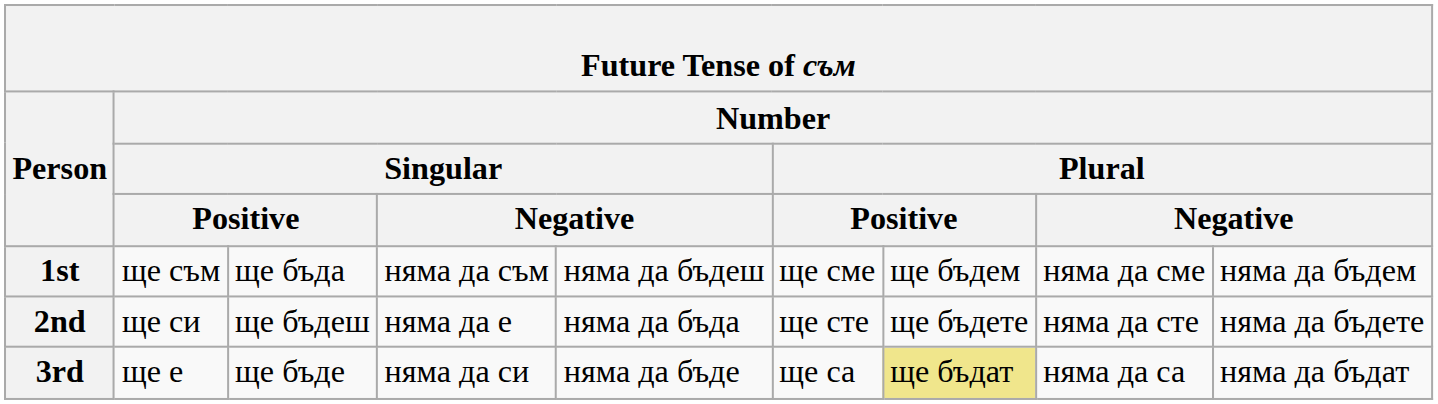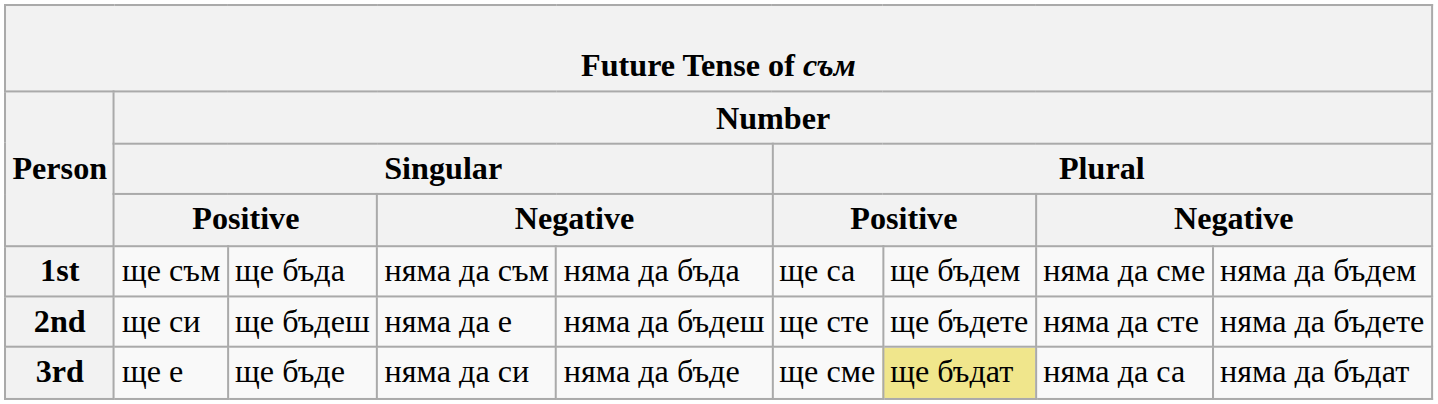(664, 270) няма да бъдеш -> (652, 270) няма да бъда
(827, 270) ще сме -> (817, 270) ще са
(652, 321) няма да бъда -> (664, 321) няма да бъдеш
(817, 372) ще са -> (827, 372) ще сме
